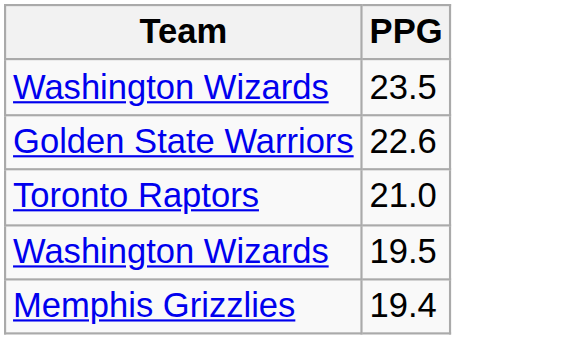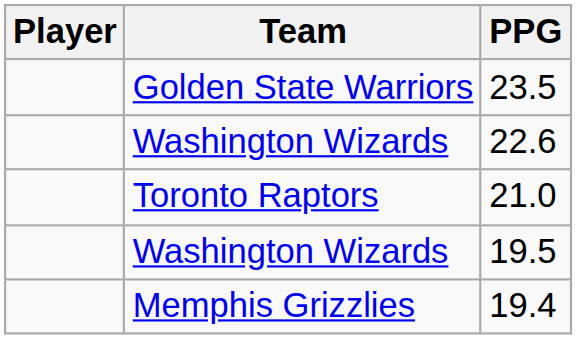+ column: (65, 31)
(171, 86) Washington Wizards -> (303, 86) Golden State Warriors
(183, 141) Golden State Warriors -> (291, 141) Washington Wizards
